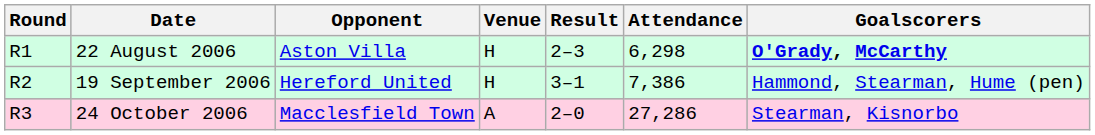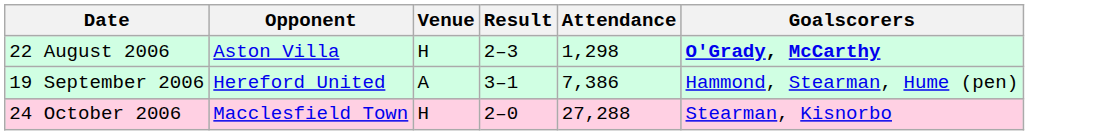- column: (38, 20)
(657, 51) 6,298 -> (590, 51) 1,298
(490, 83) H -> (423, 83) A
(490, 114) A -> (423, 114) H
(663, 114) 27,286 -> (596, 114) 27,288
